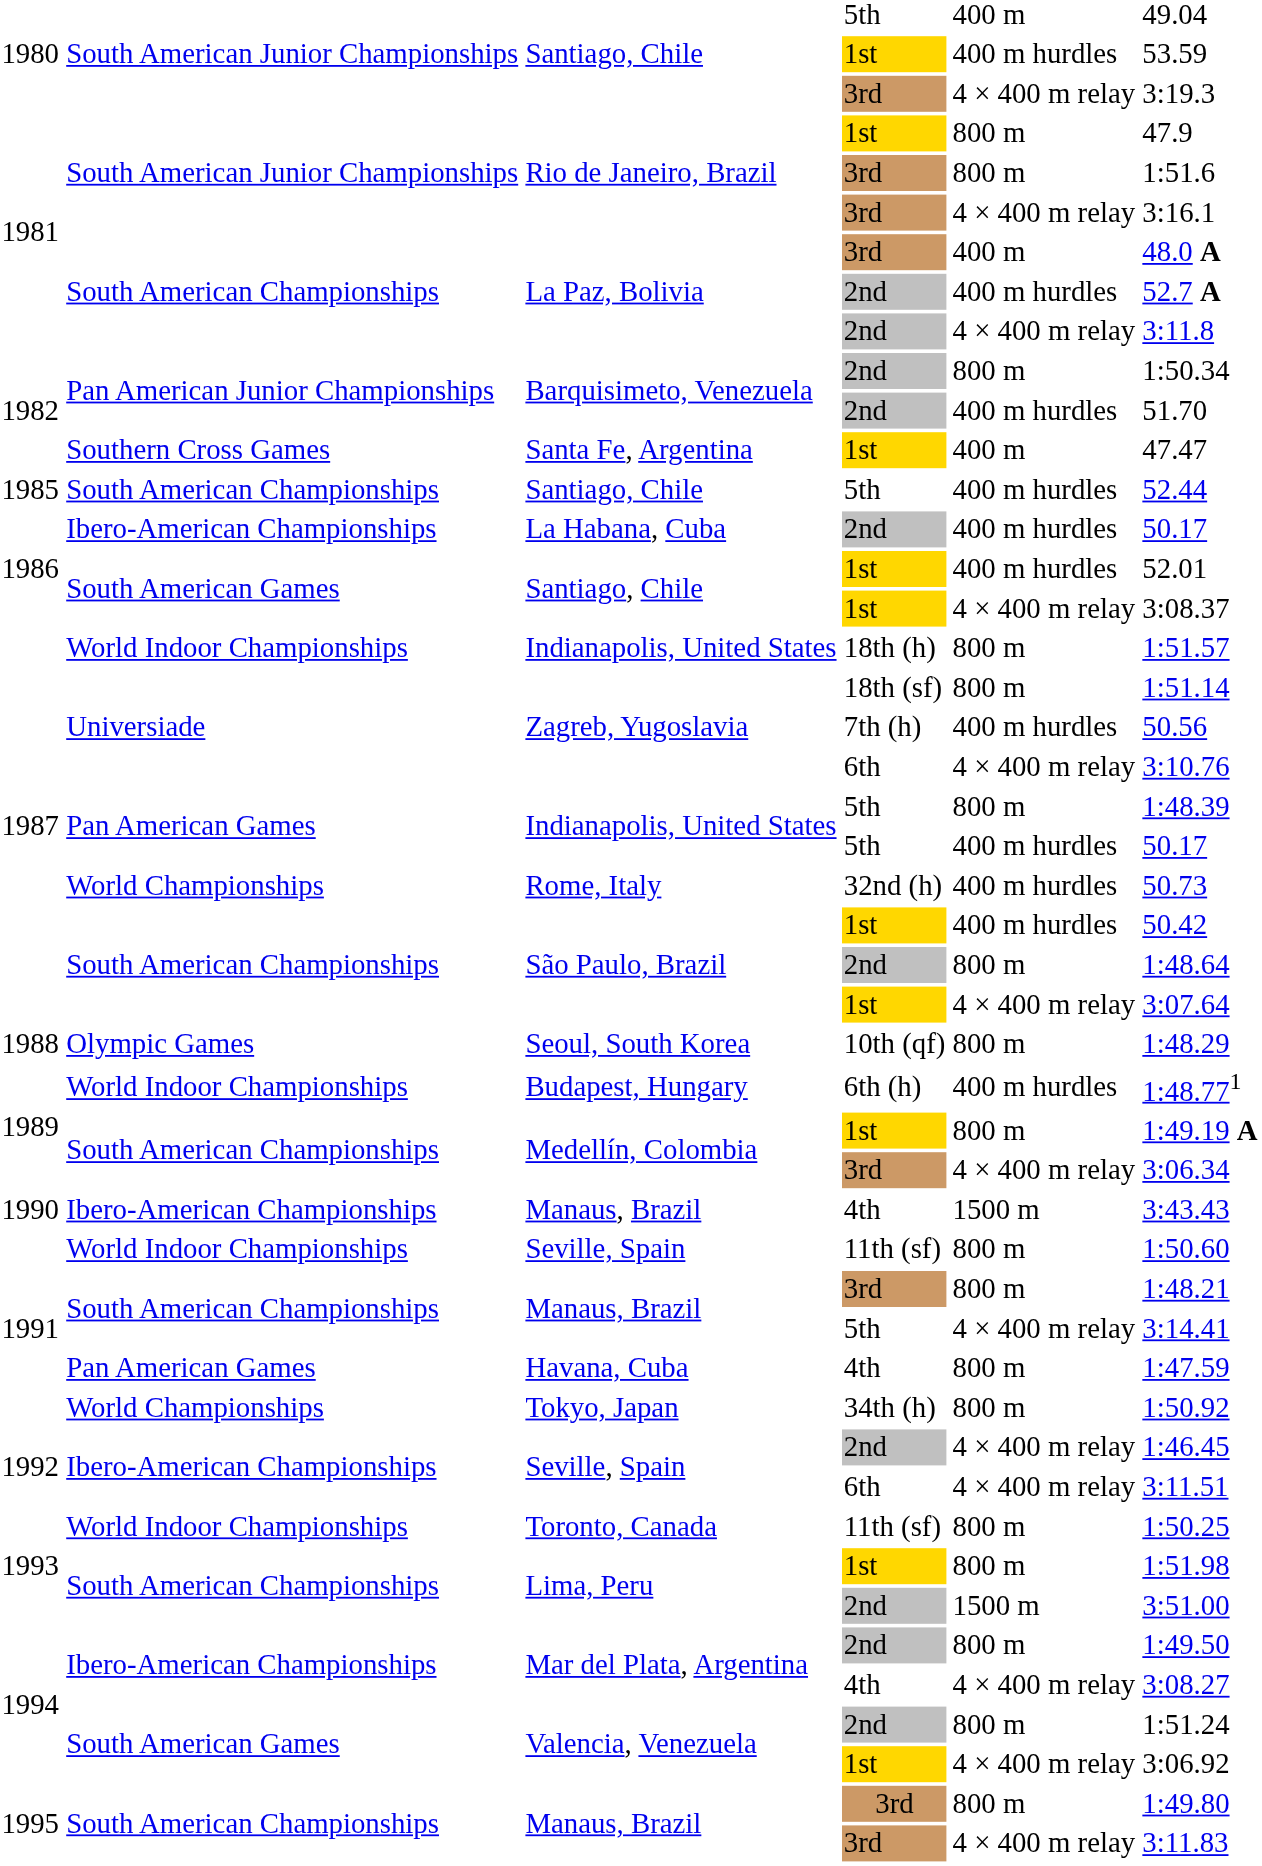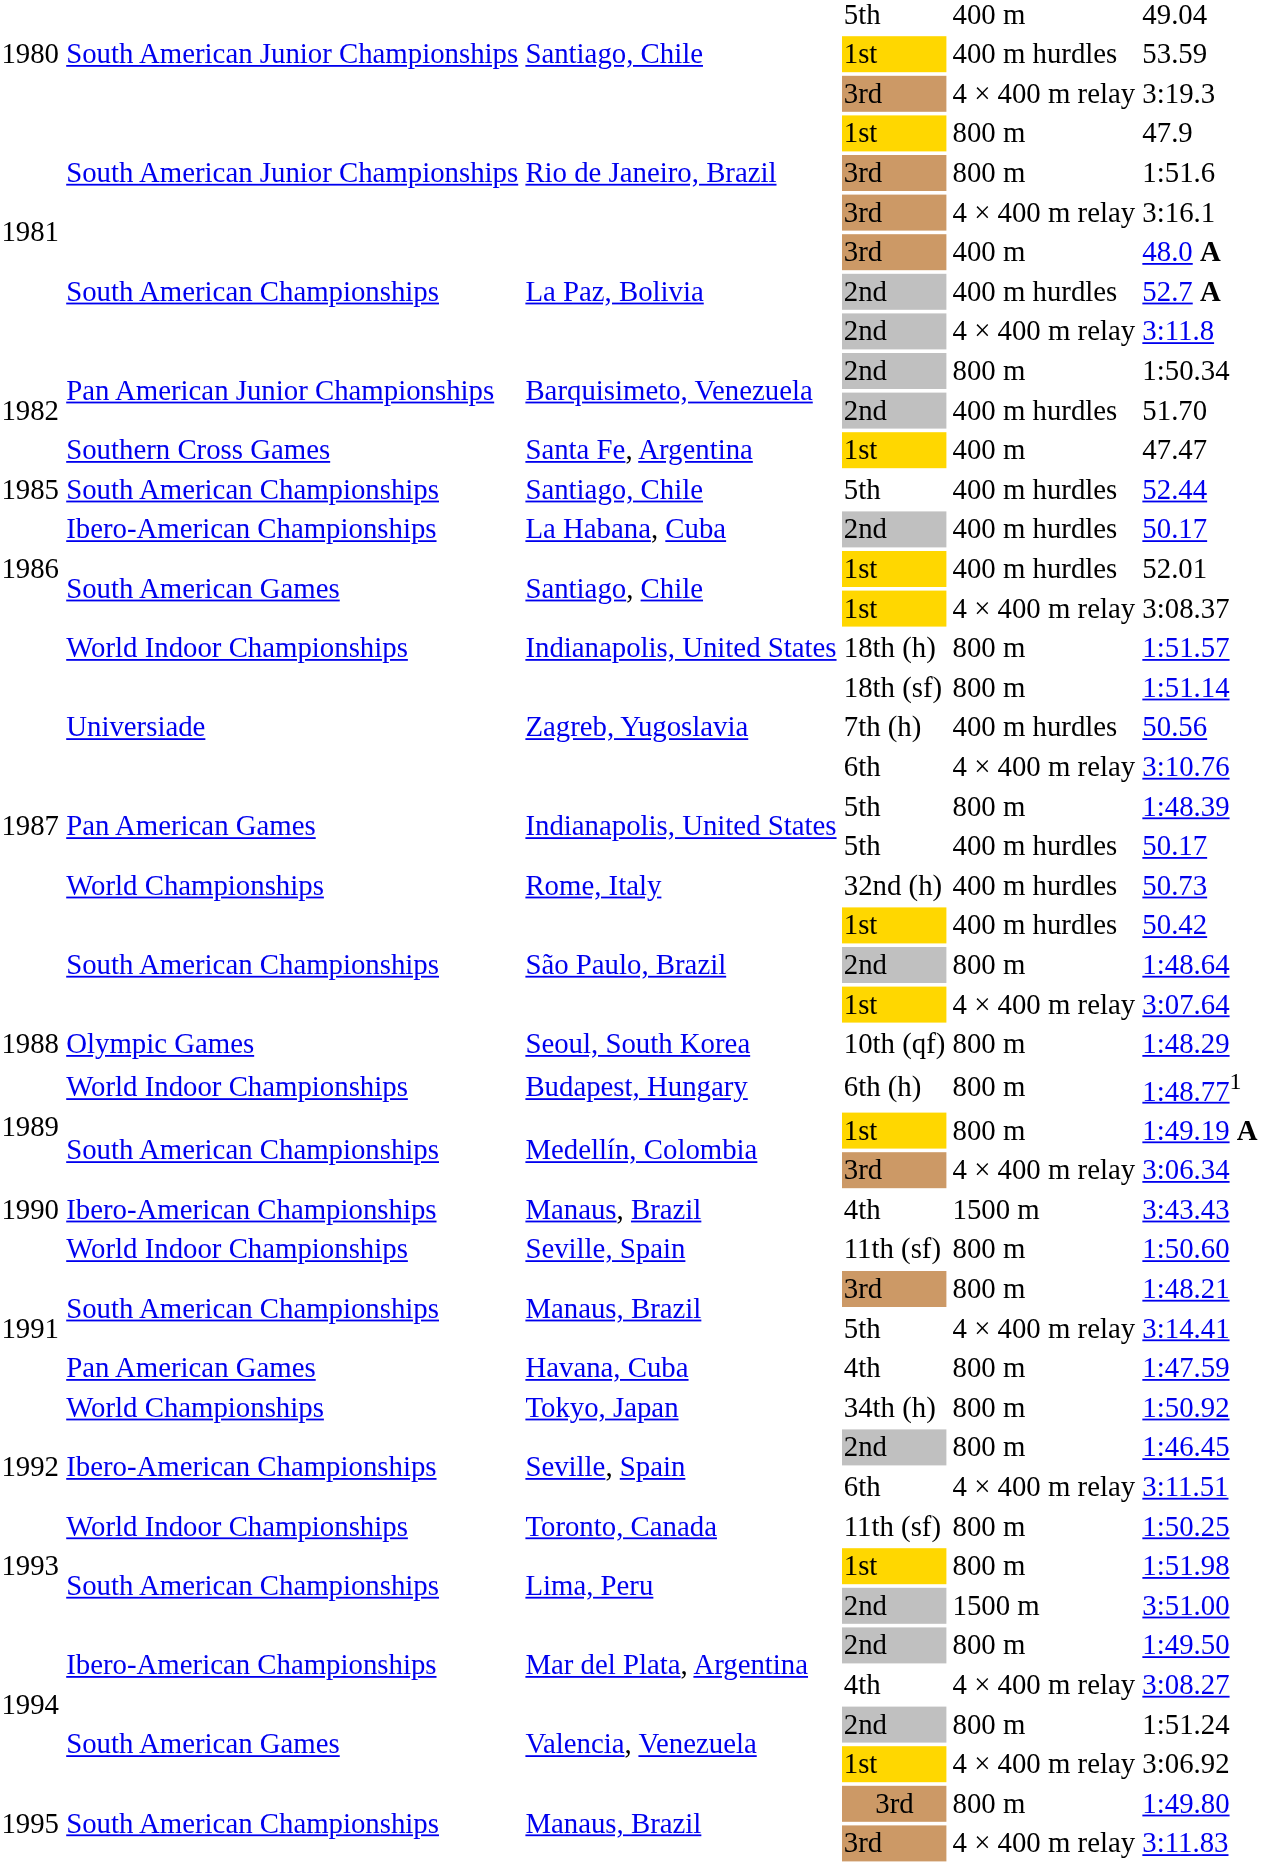(1035, 1087) 400 m hurdles -> (989, 1087) 800 m
(1044, 1447) 4 × 400 m relay -> (989, 1447) 800 m
